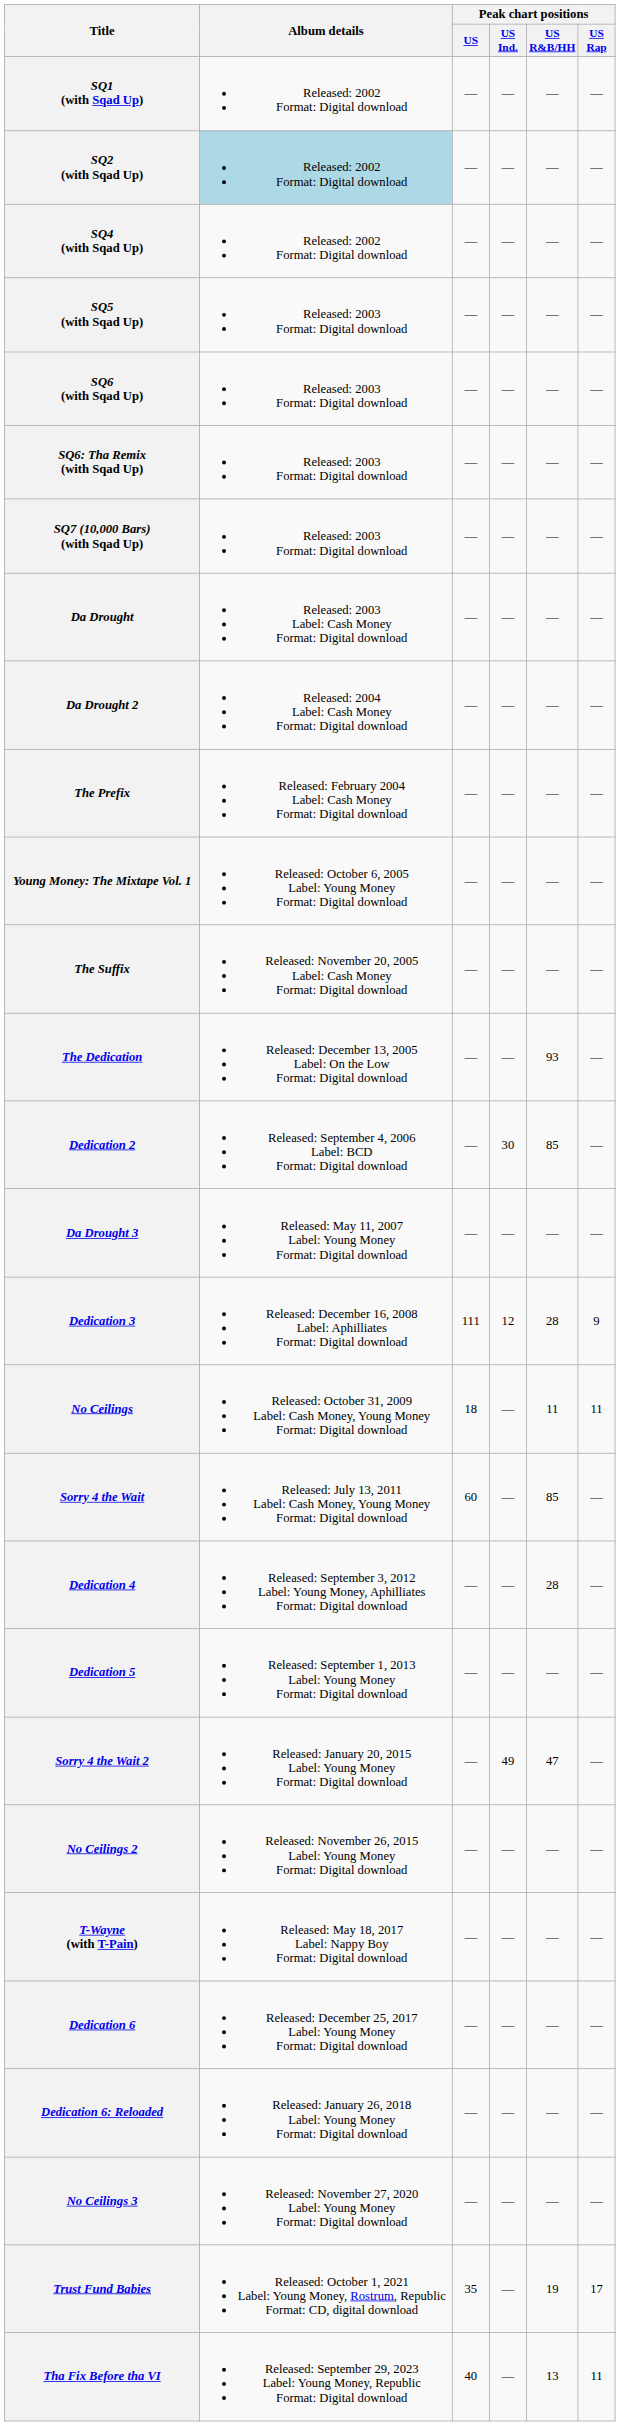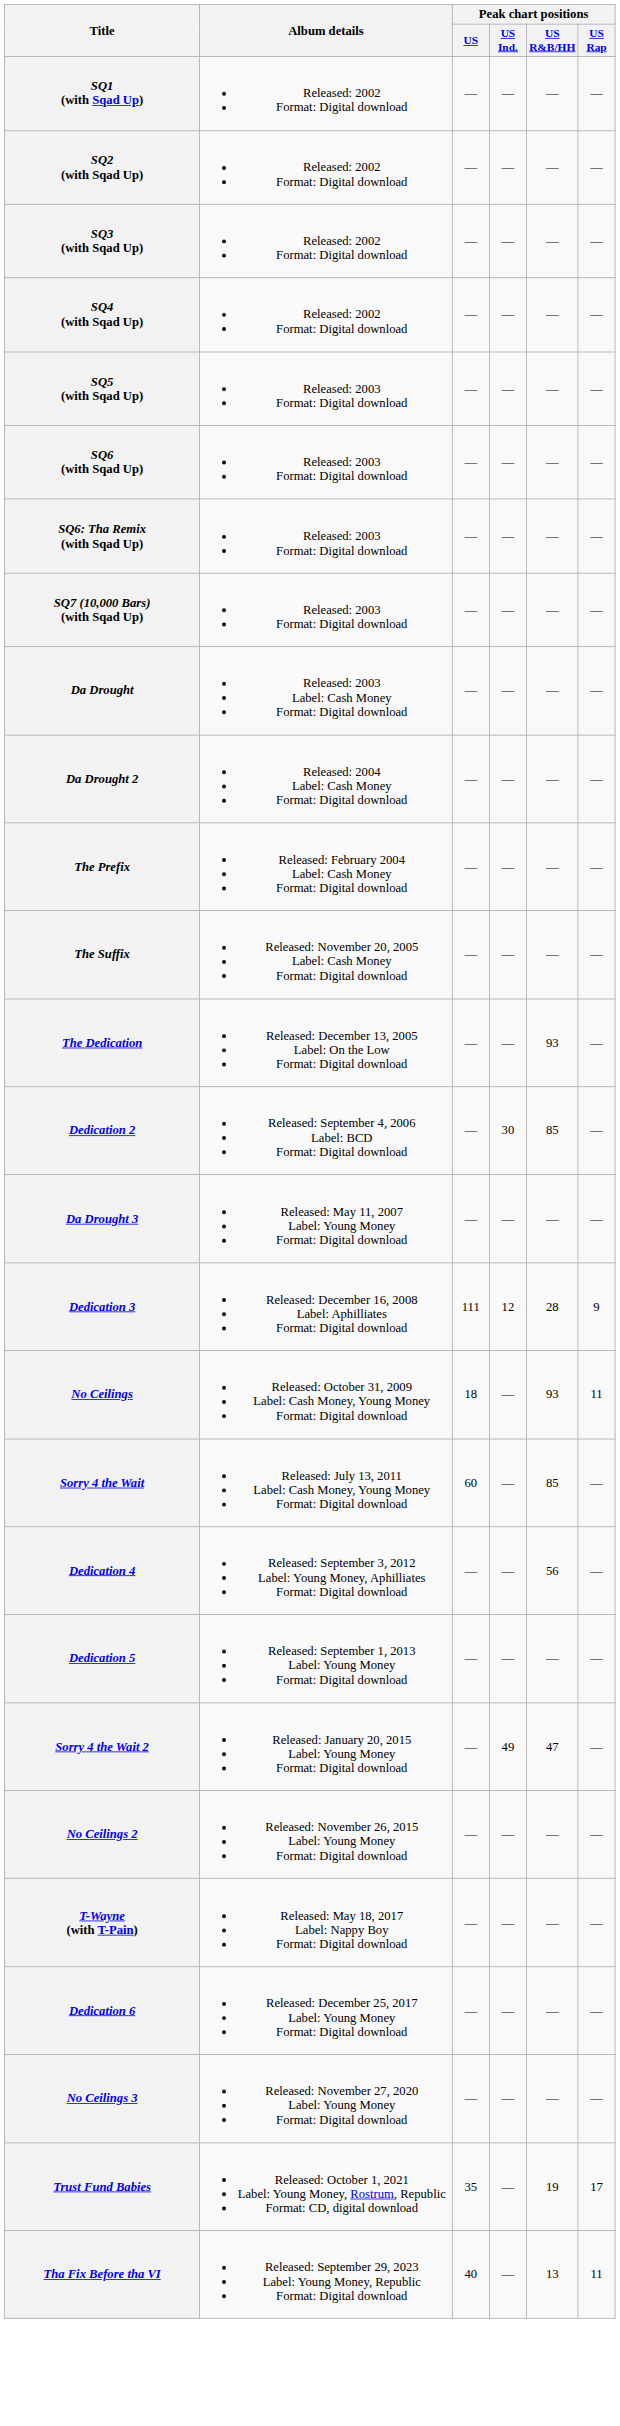(326, 174) lightblue background -> (326, 174) no background
+ row: (102, 241)
- row: (102, 881)
(552, 1408) 11 -> (552, 1394) 93
(552, 1584) 28 -> (552, 1570) 56
- row: (102, 2112)
